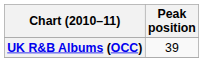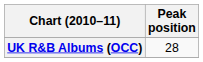(172, 47) 39 -> (172, 47) 28
